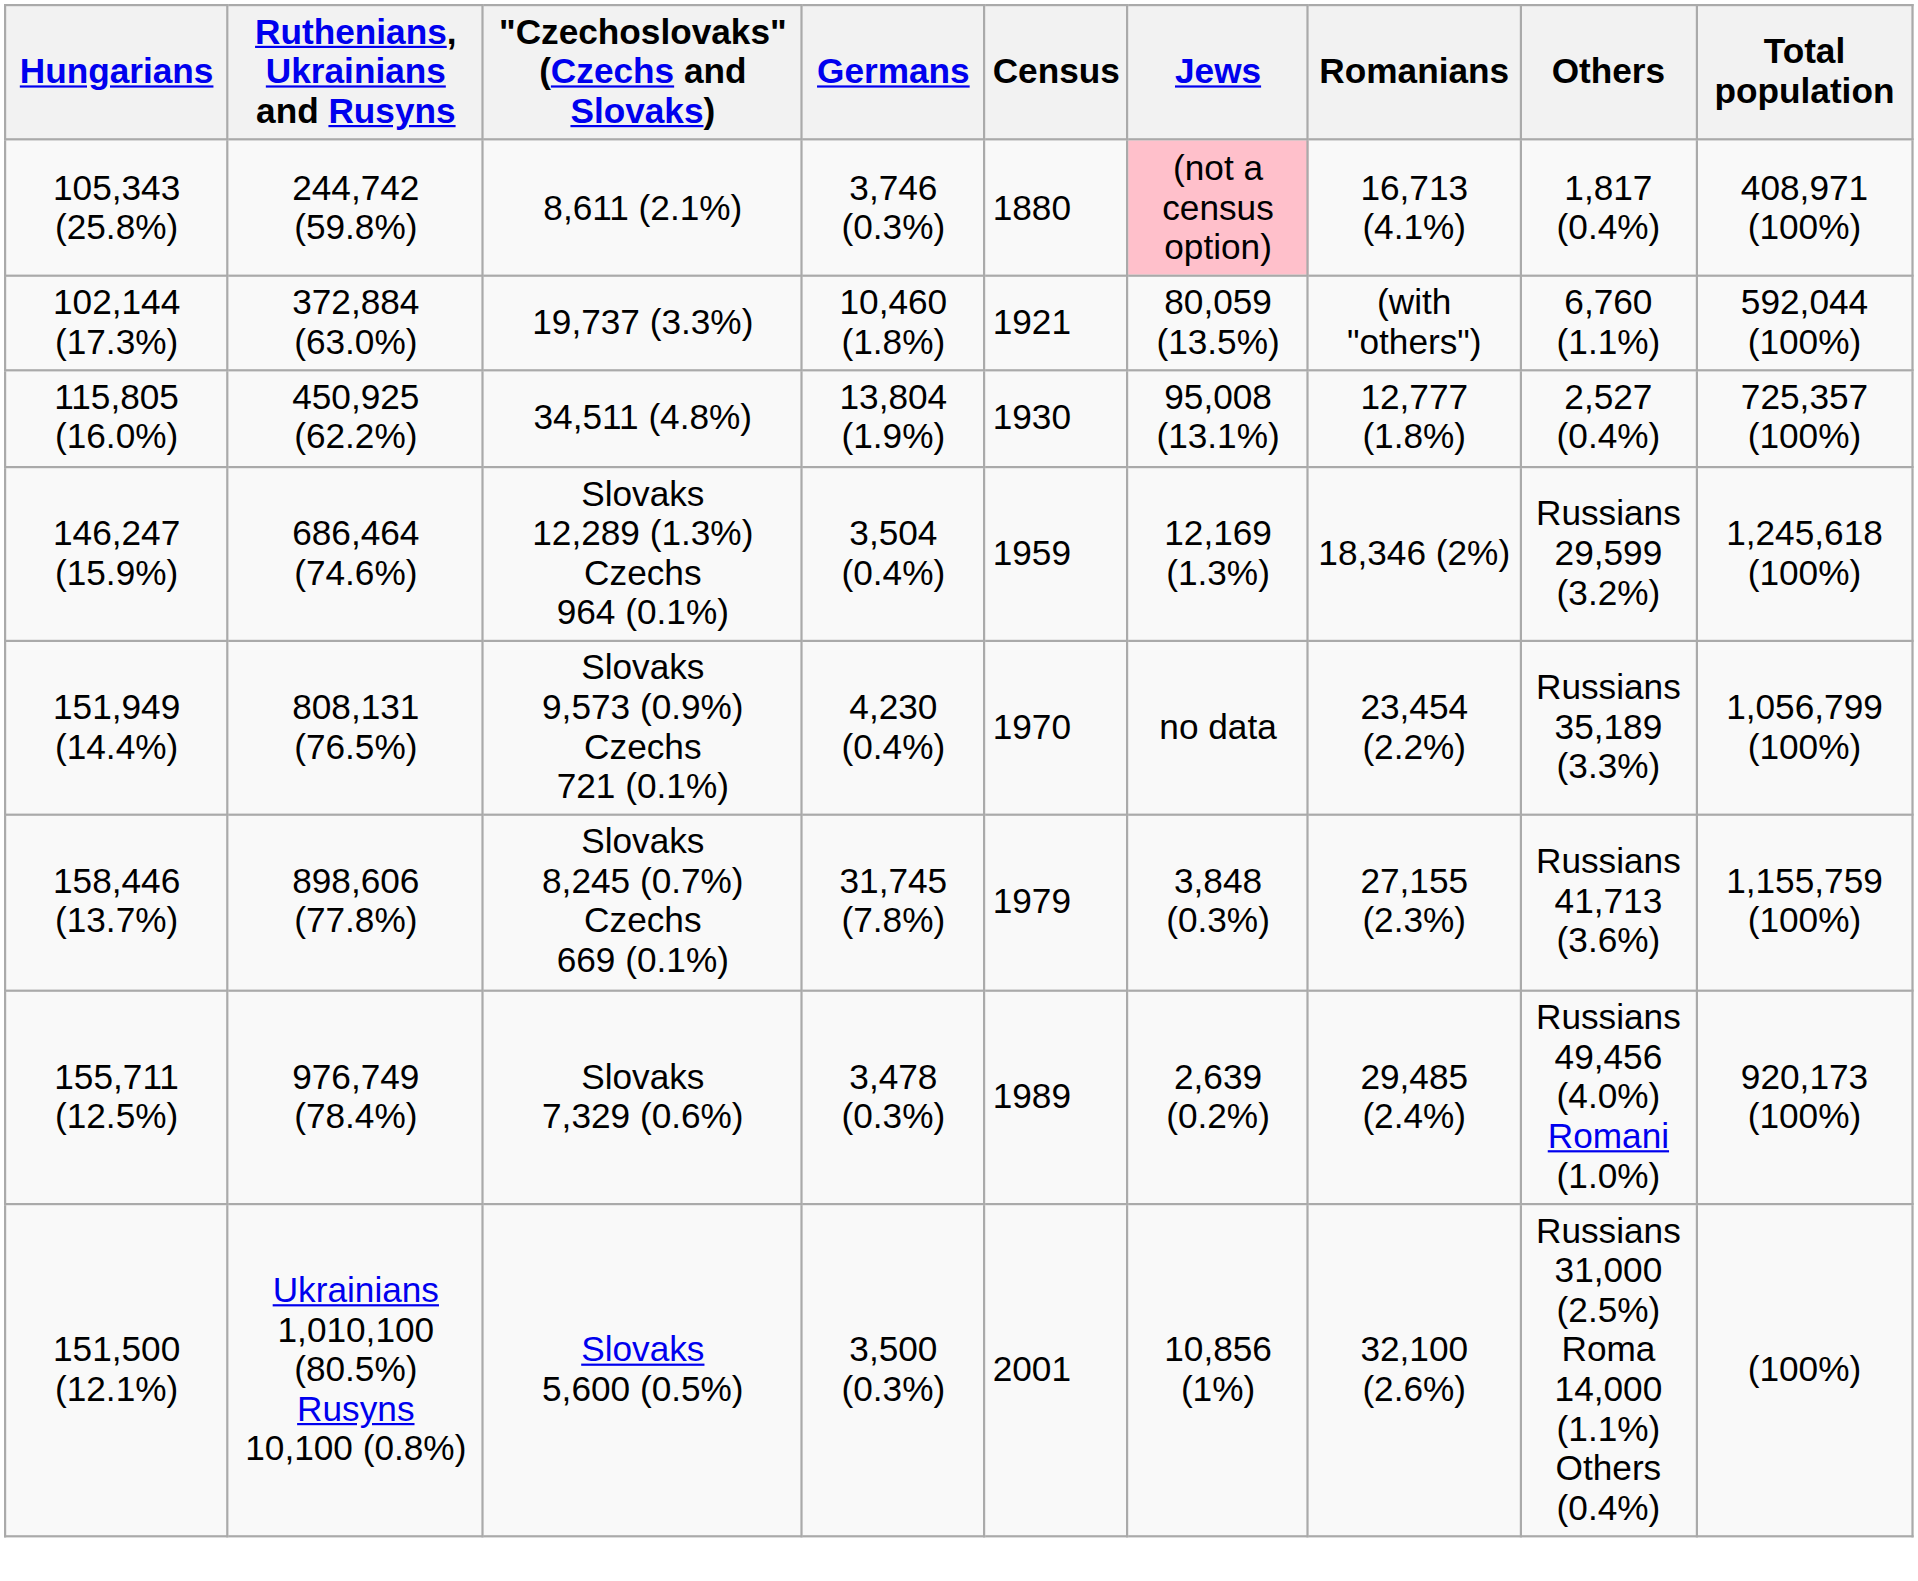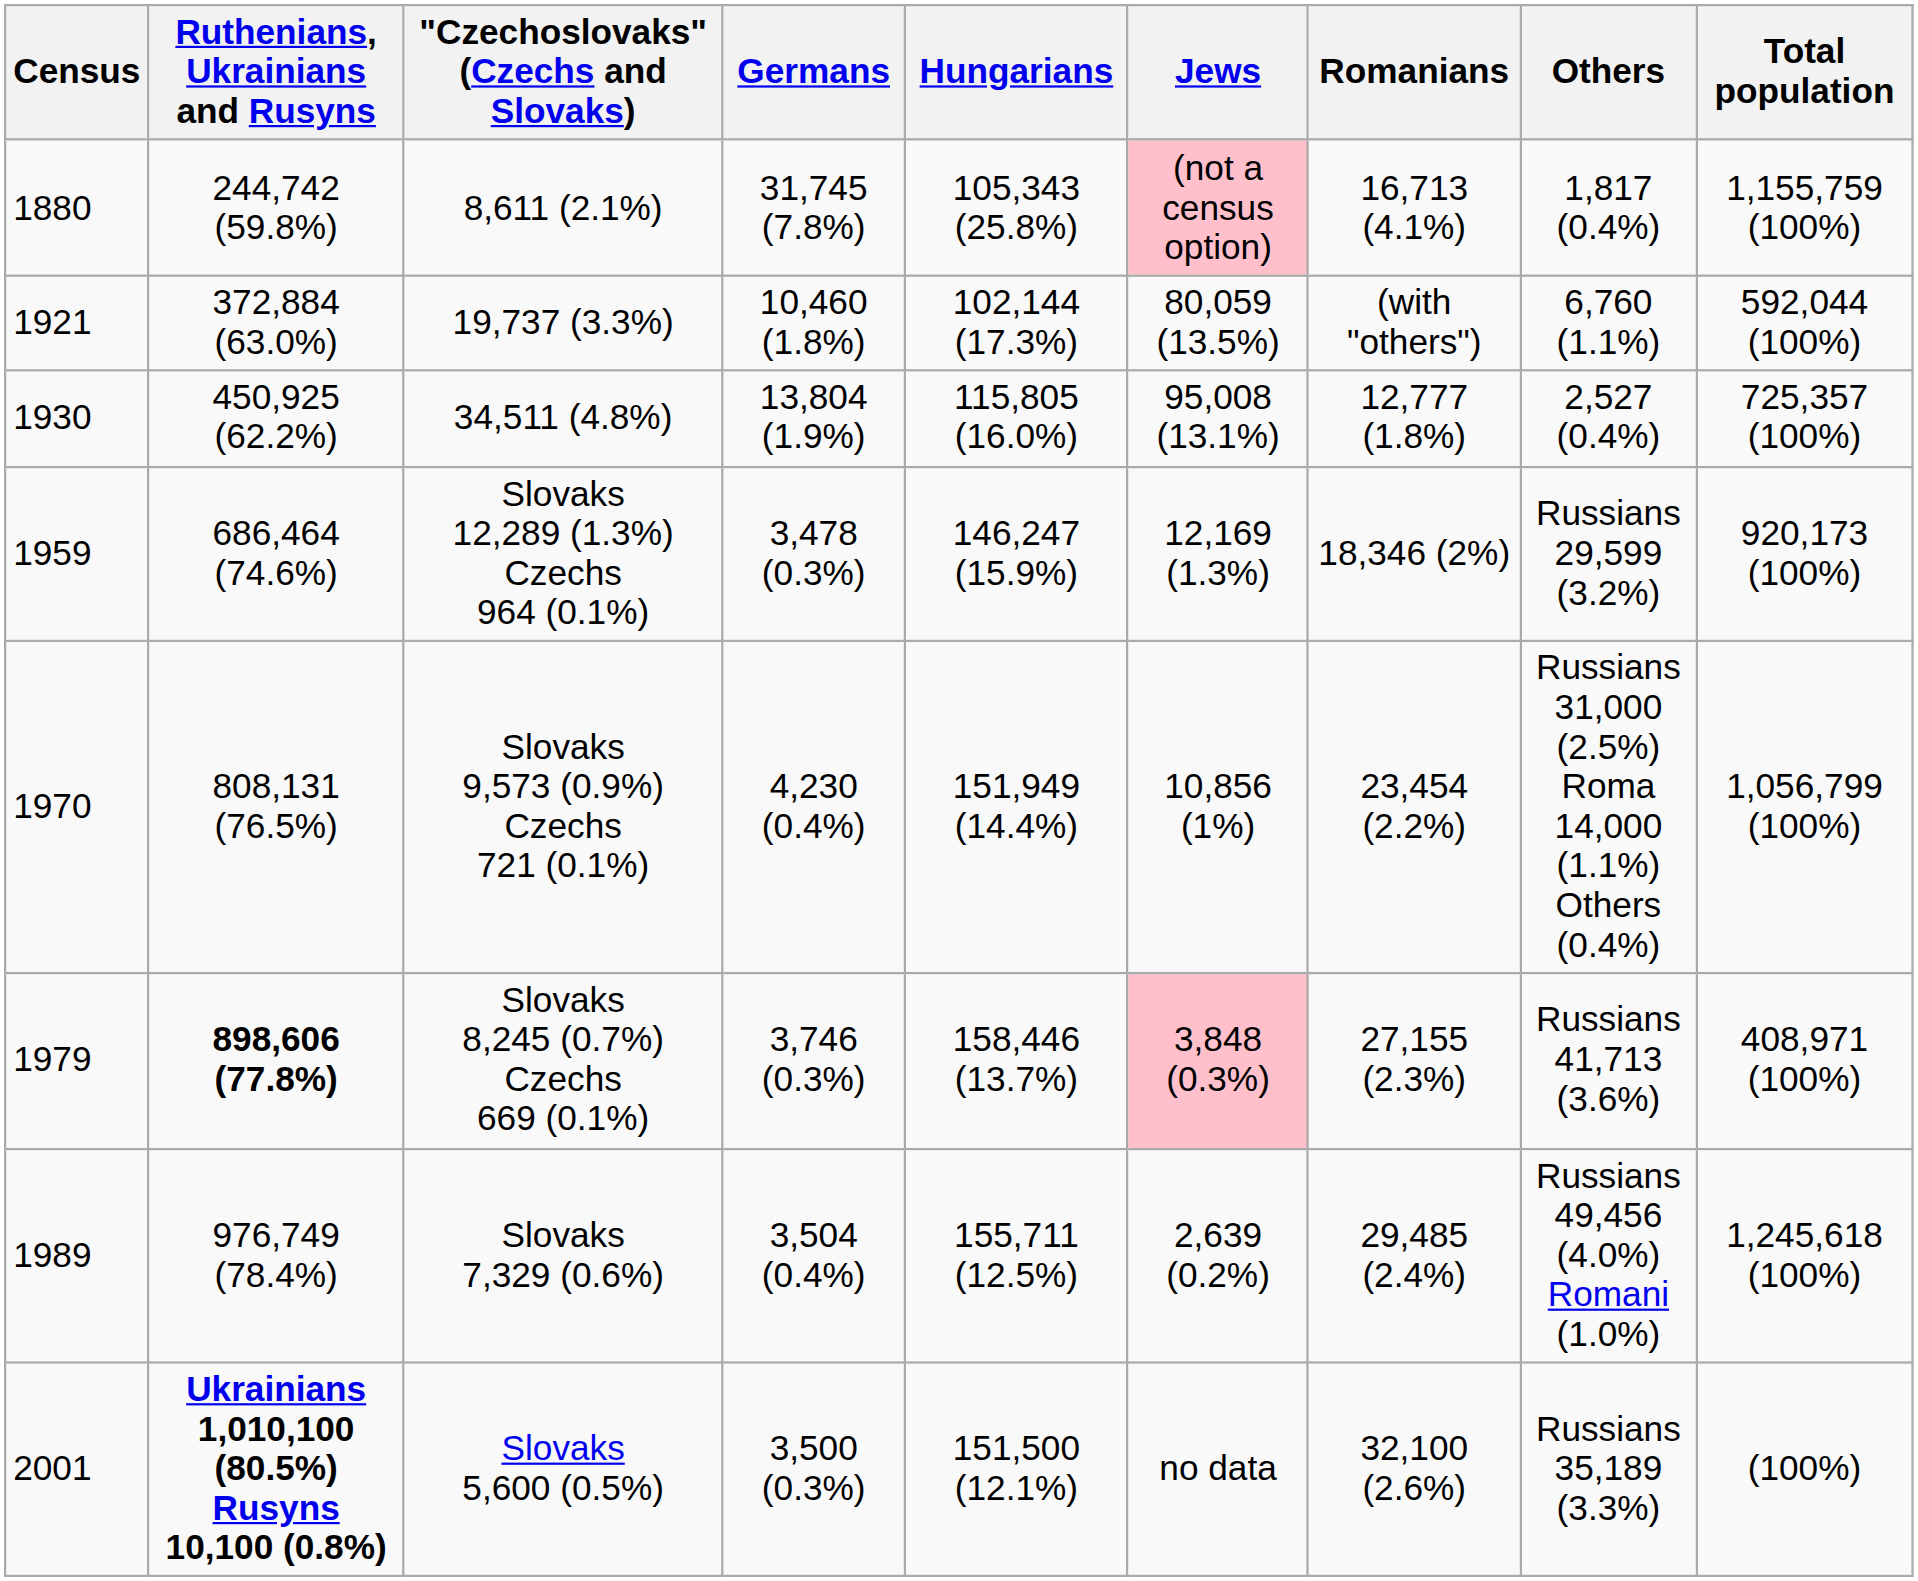columns swapped: (1056, 72) <-> (117, 72)
(893, 207) 3,746 (0.3%) -> (814, 207) 31,745 (7.8%)
(1804, 207) 408,971 (100%) -> (1804, 207) 1,155,759 (100%)
(893, 552) 3,504 (0.4%) -> (814, 552) 3,478 (0.3%)
(1804, 552) 1,245,618 (100%) -> (1804, 552) 920,173 (100%)
(1218, 727) no data -> (1218, 806) 10,856 (1%)
(1608, 727) Russians 35,189 (3.3%) -> (1608, 806) Russians 31,000 (2.5%) Roma 14,000 (1.1%) Others (0.4%)
(356, 901) normal -> (276, 1060) bold
(893, 901) 31,745 (7.8%) -> (814, 1060) 3,746 (0.3%)
(1218, 901) no background -> (1218, 1060) pink background
(1804, 901) 1,155,759 (100%) -> (1804, 1060) 408,971 (100%)
(893, 1096) 3,478 (0.3%) -> (814, 1254) 3,504 (0.4%)
(1804, 1096) 920,173 (100%) -> (1804, 1254) 1,245,618 (100%)
(356, 1370) normal -> (276, 1469) bold
(1218, 1370) 10,856 (1%) -> (1218, 1469) no data
(1608, 1370) Russians 31,000 (2.5%) Roma 14,000 (1.1%) Others (0.4%) -> (1608, 1469) Russians 35,189 (3.3%)
